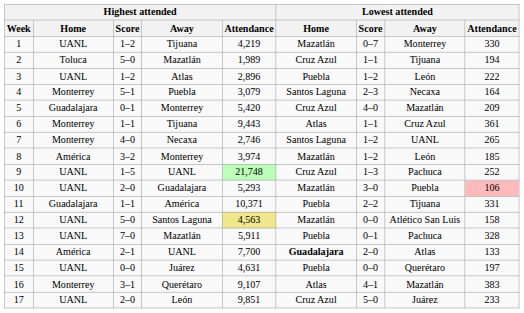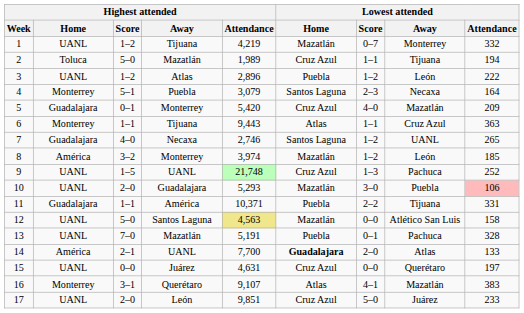(492, 44) 330 -> (492, 44) 332
(492, 124) 361 -> (492, 124) 363
(73, 140) Monterrey -> (73, 140) Guadalajara
(249, 236) 5,911 -> (249, 236) 5,191
(316, 268) Puebla -> (316, 268) Cruz Azul
